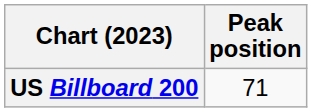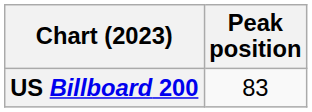(255, 87) 71 -> (255, 87) 83
